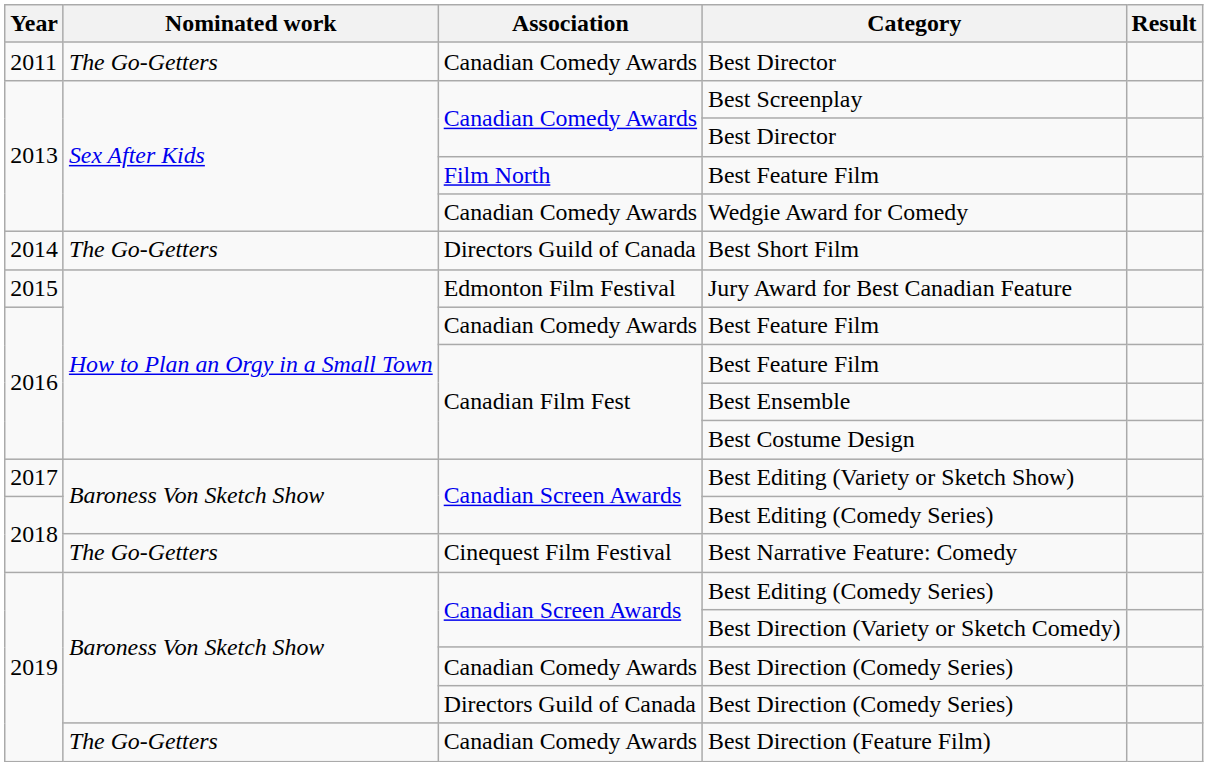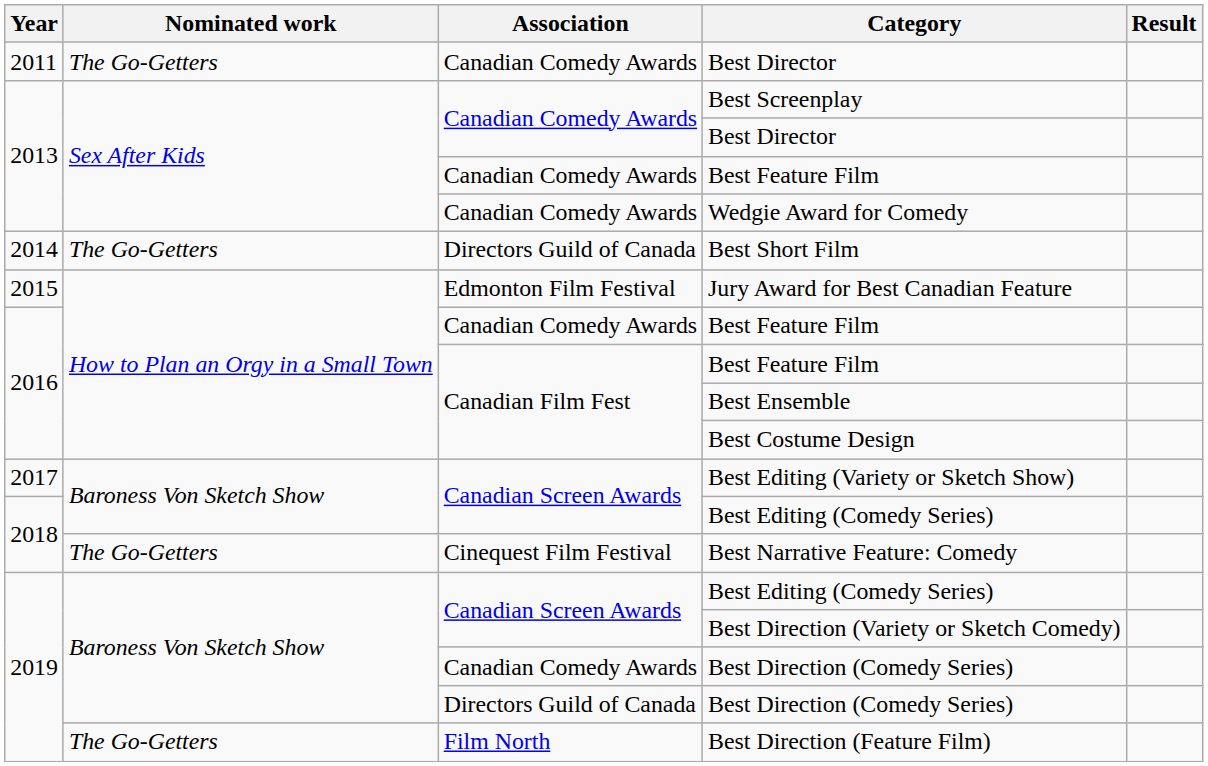(497, 174) Film North -> (570, 174) Canadian Comedy Awards
(570, 741) Canadian Comedy Awards -> (497, 741) Film North
